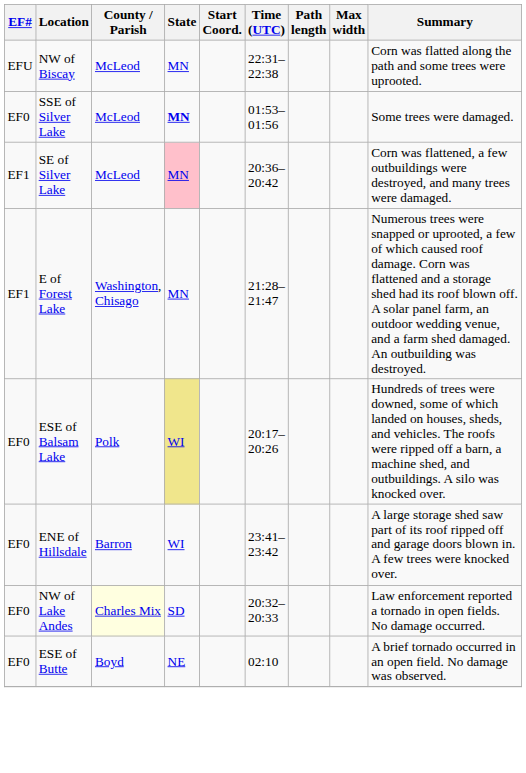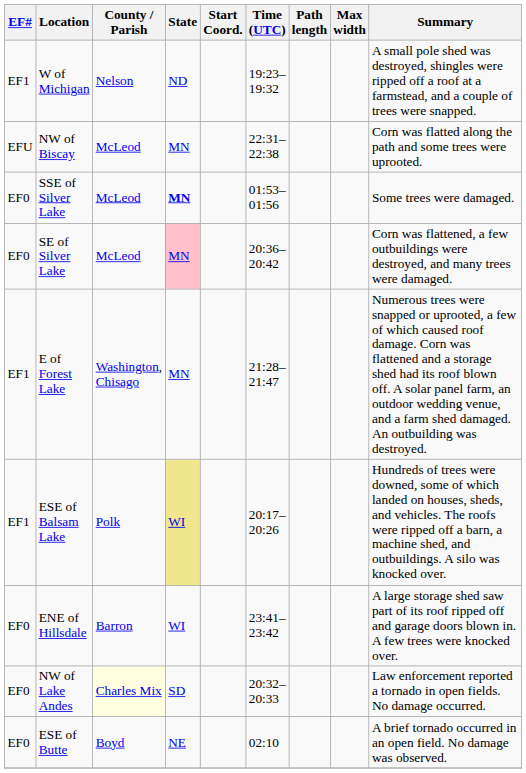+ row: (64, 80)
(19, 175) EF1 -> (19, 256) EF0
(19, 441) EF0 -> (19, 522) EF1
